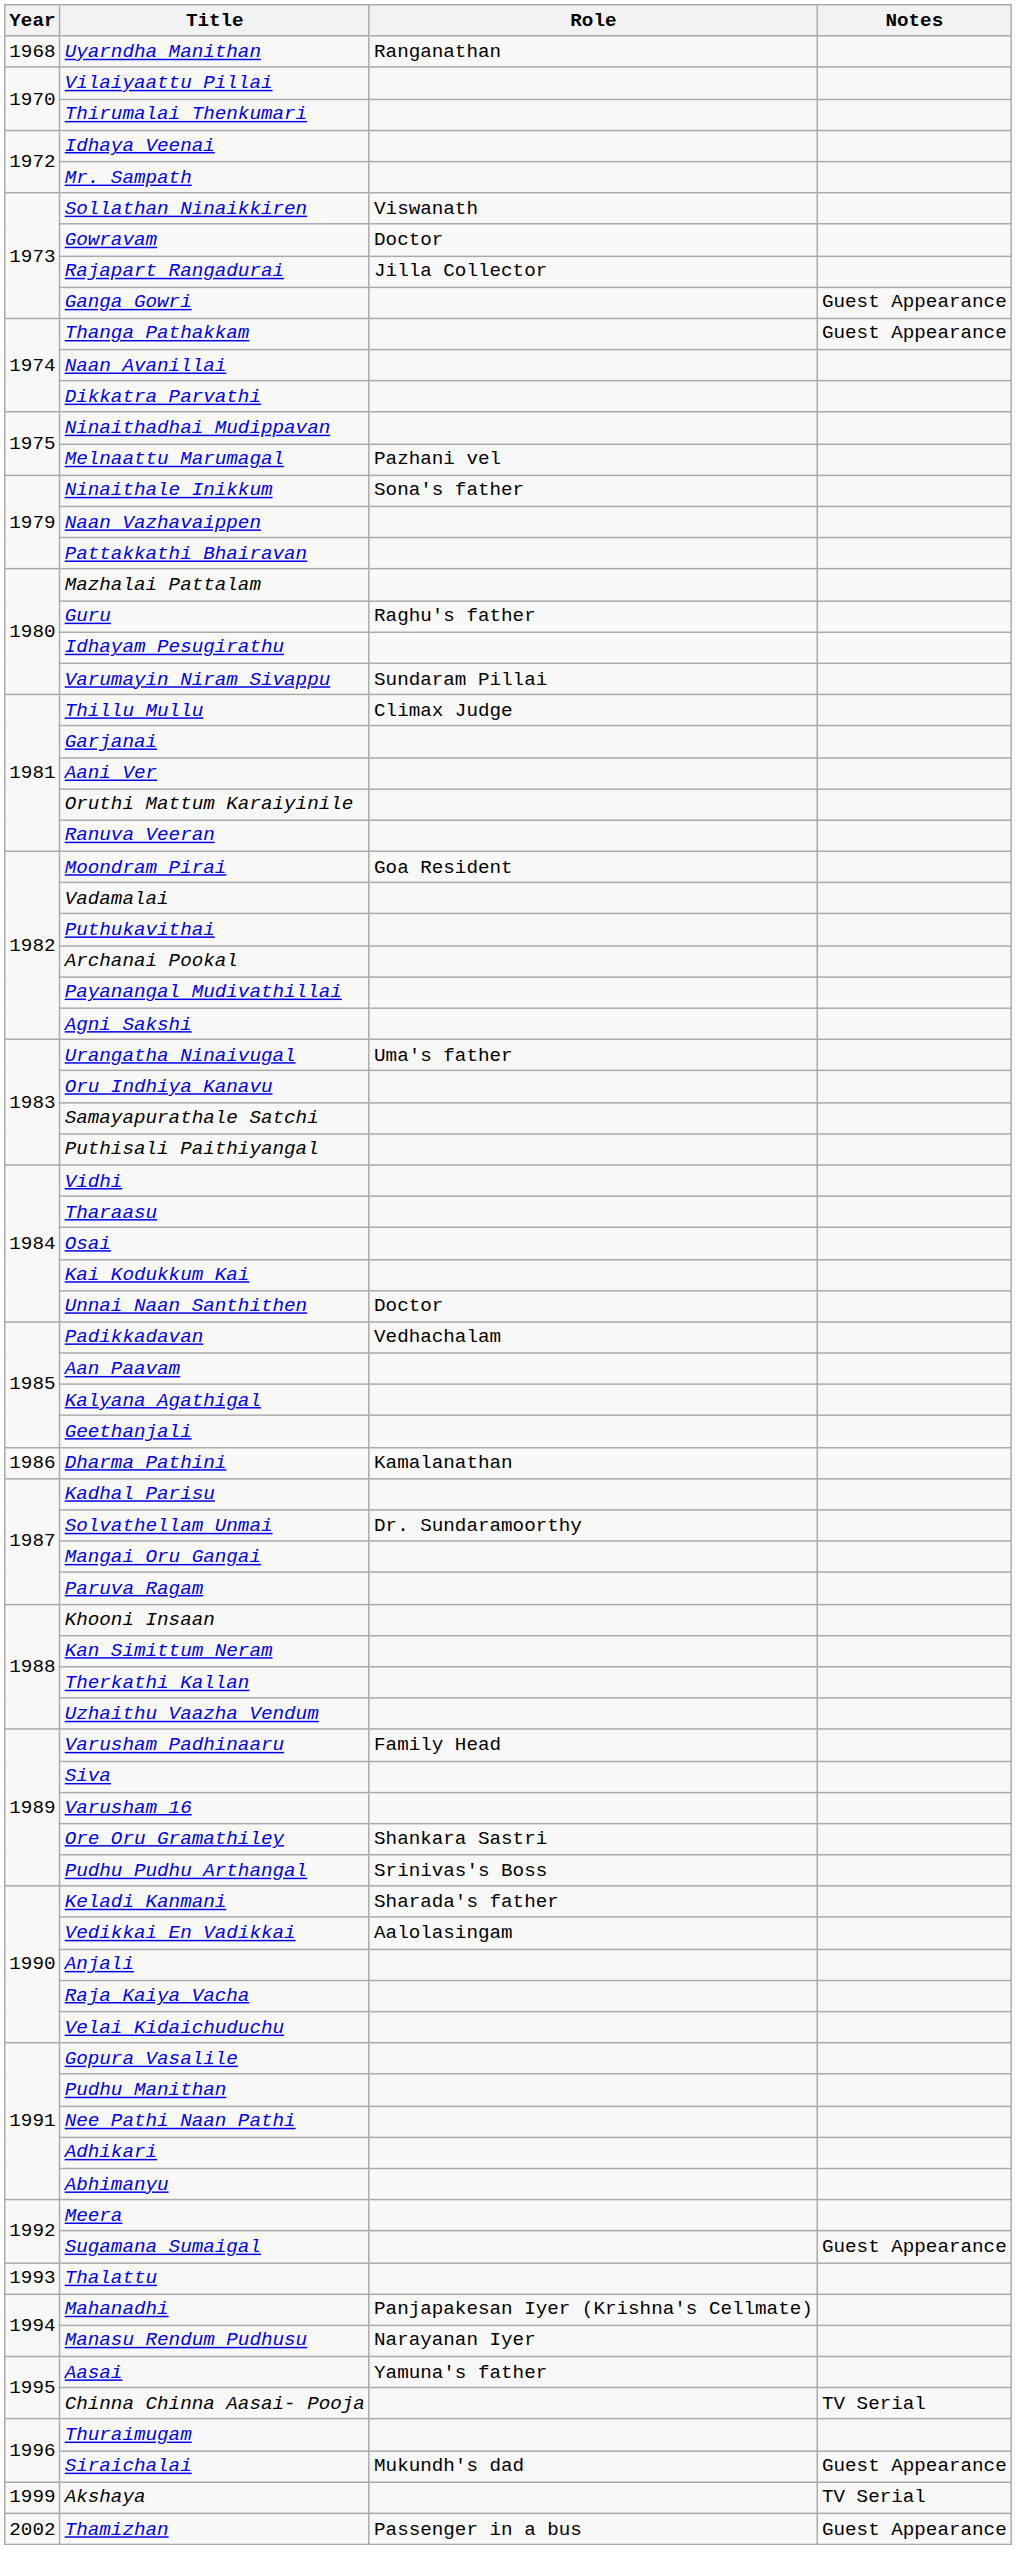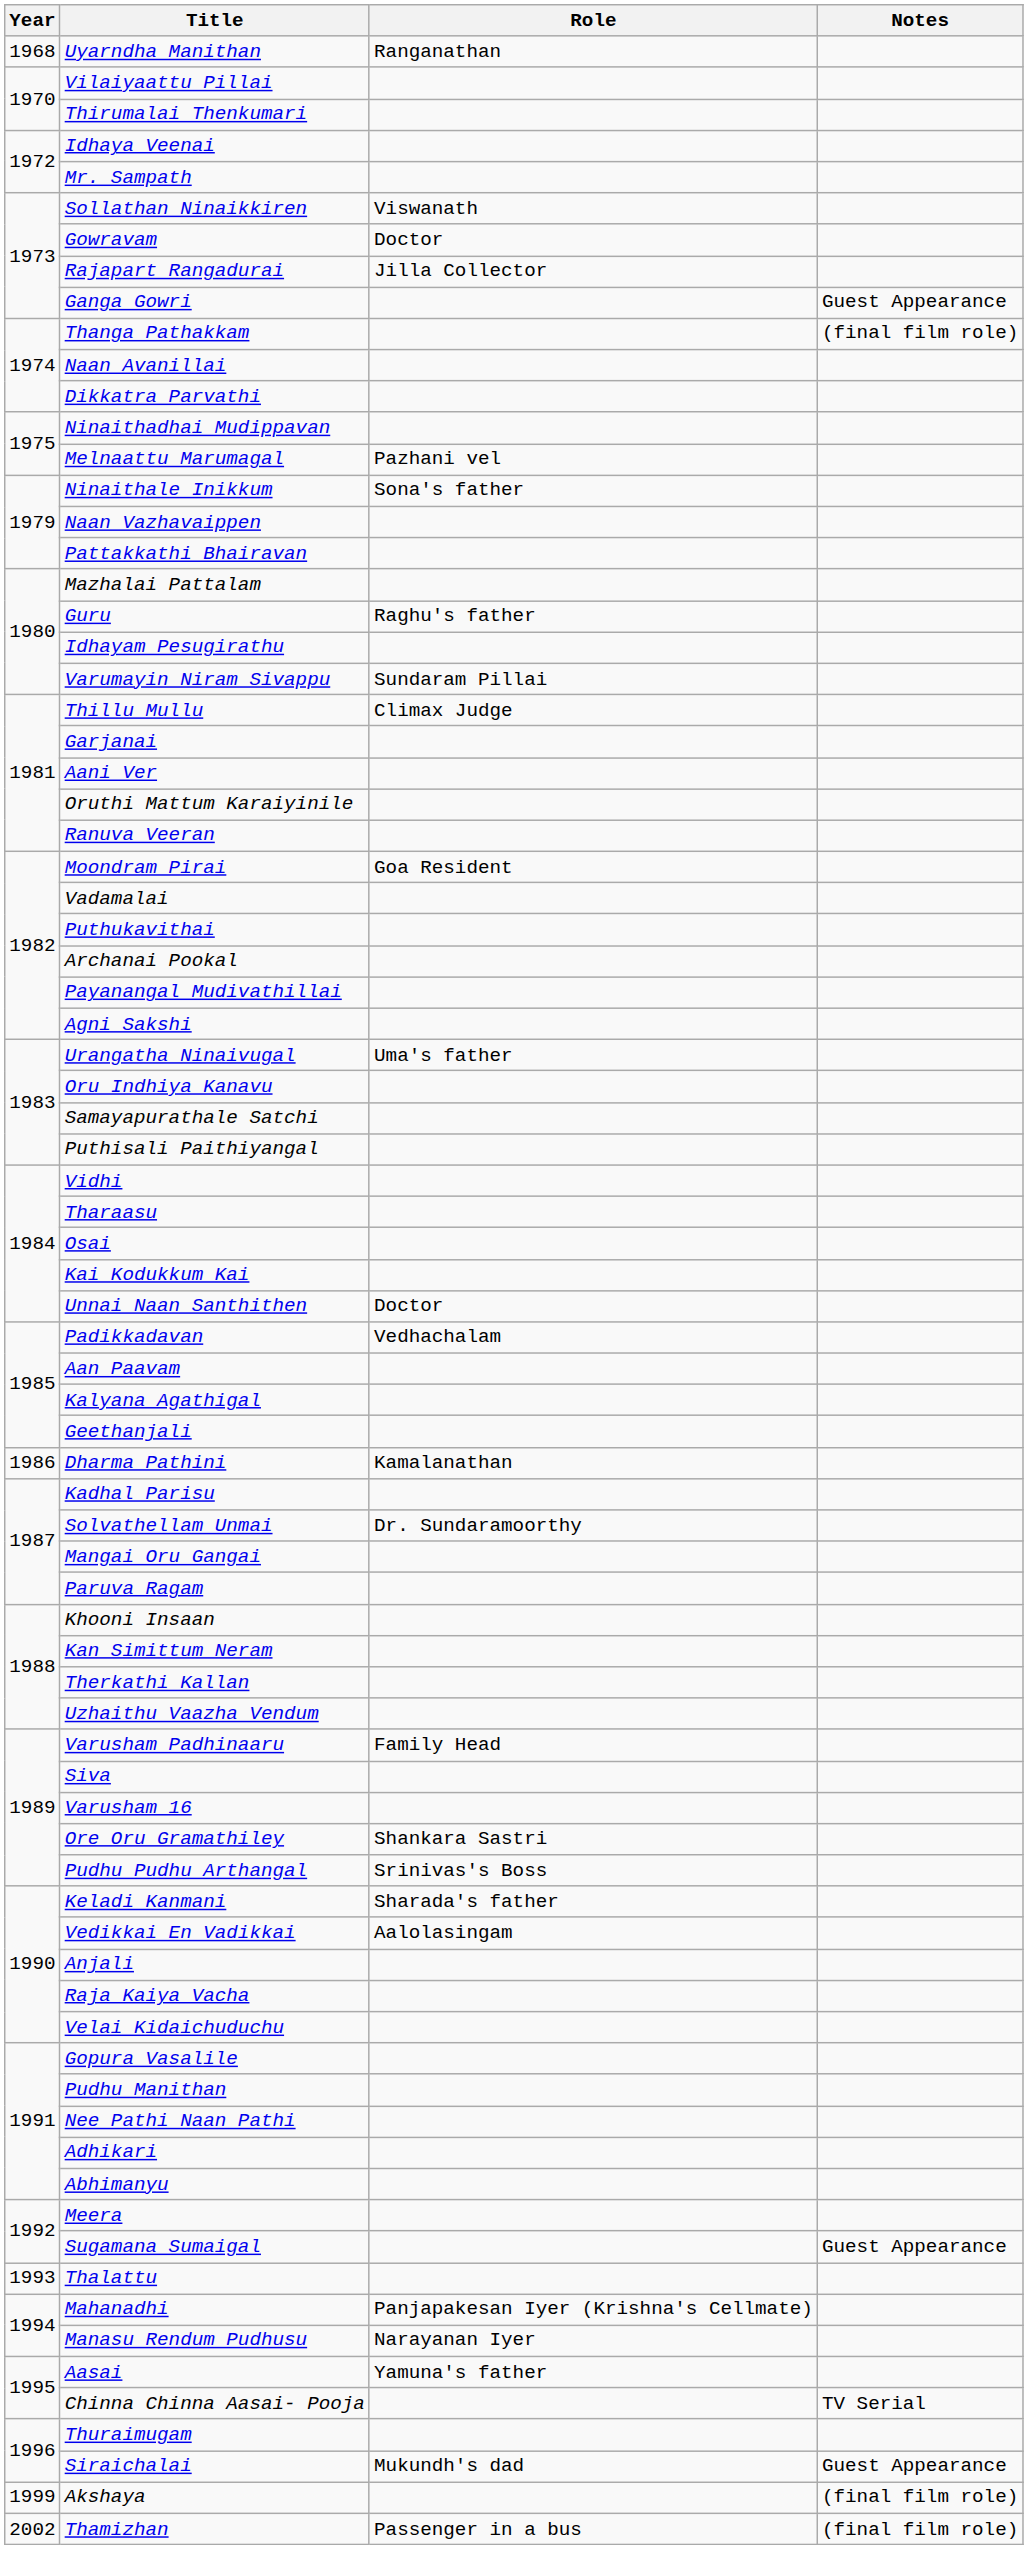(914, 334) Guest Appearance -> (920, 334) (final film role)
(874, 2498) TV Serial -> (920, 2498) (final film role)
(914, 2529) Guest Appearance -> (920, 2529) (final film role)
